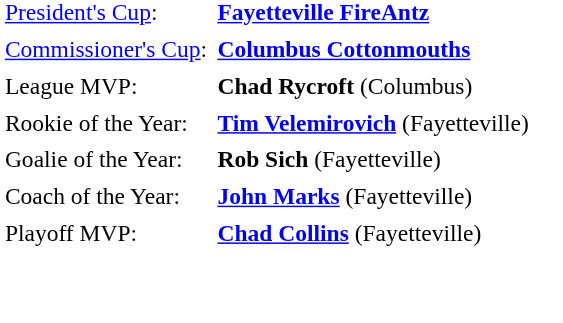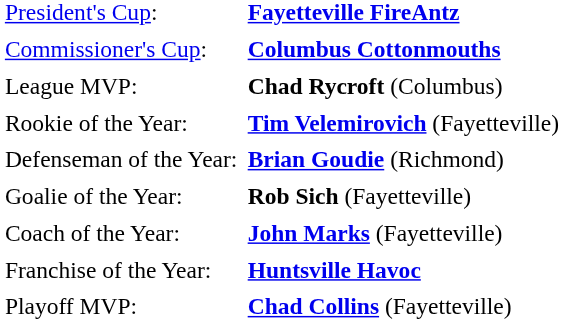+ row: (121, 159)
+ row: (108, 270)
